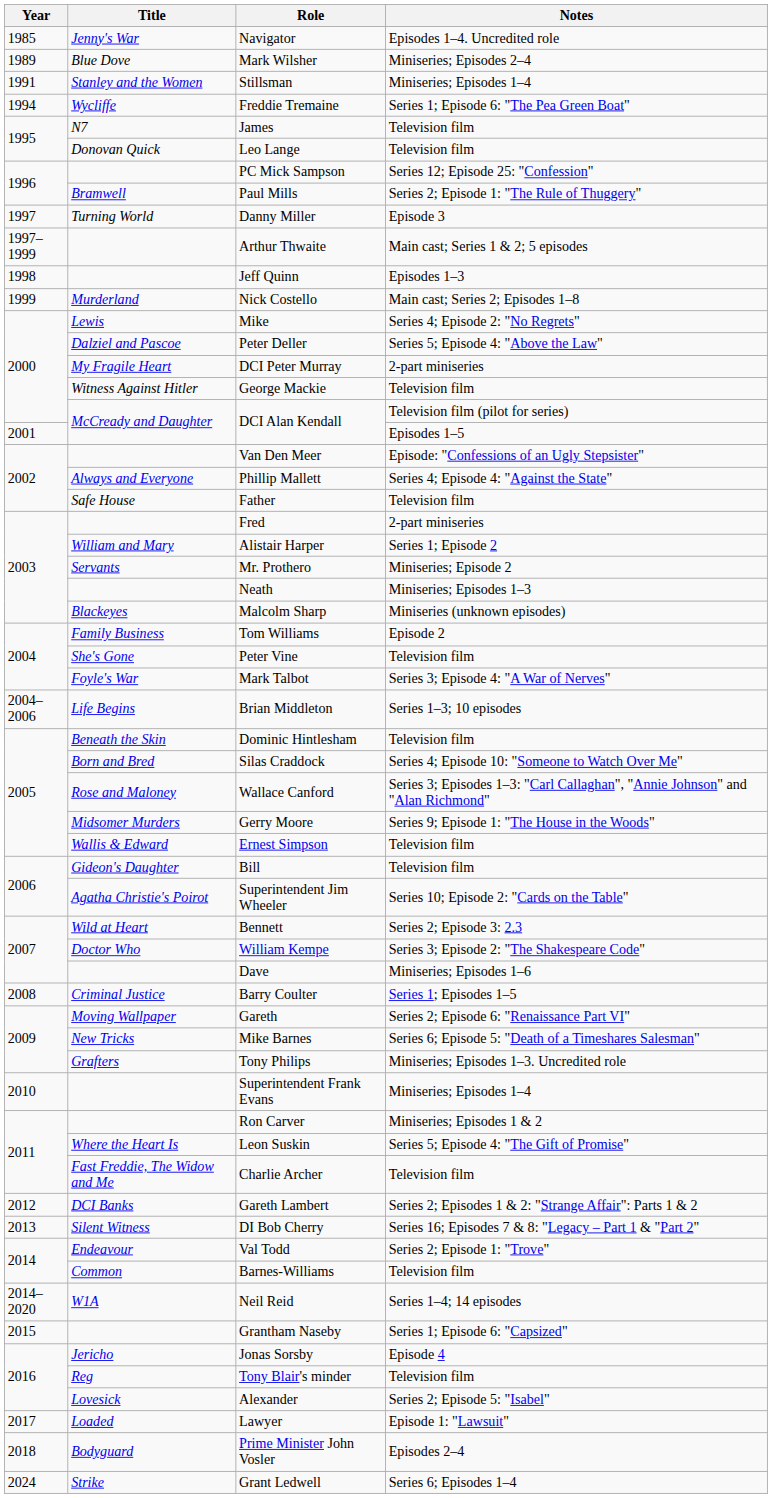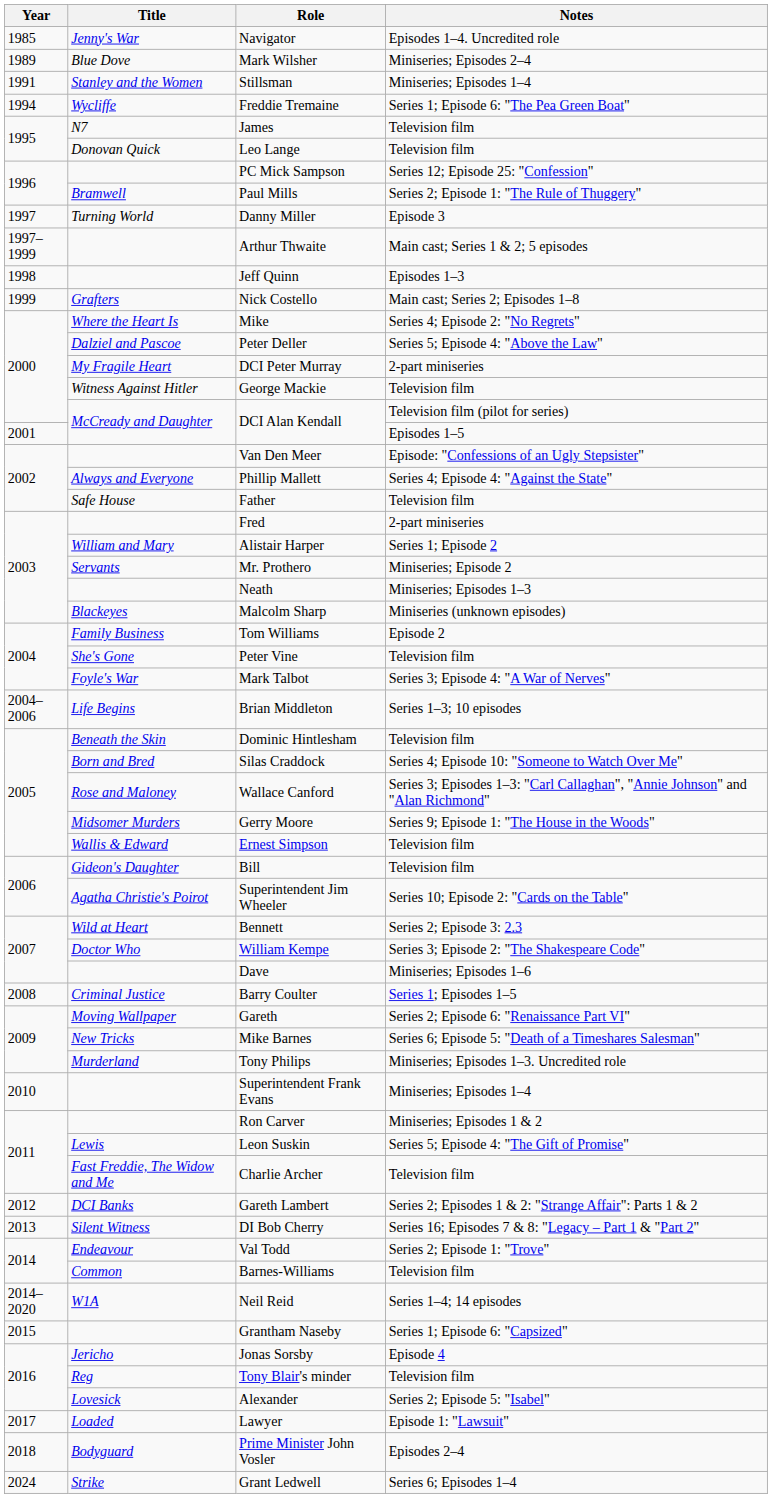(105, 299) Murderland -> (95, 299) Grafters
(88, 321) Lewis -> (125, 321) Where the Heart Is
(95, 1061) Grafters -> (105, 1061) Murderland
(125, 1144) Where the Heart Is -> (88, 1144) Lewis
